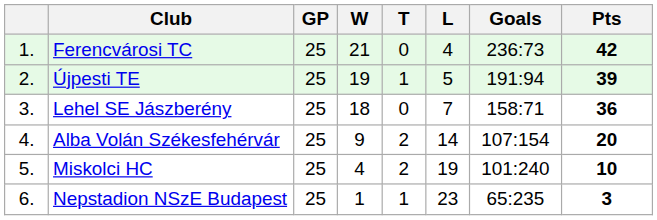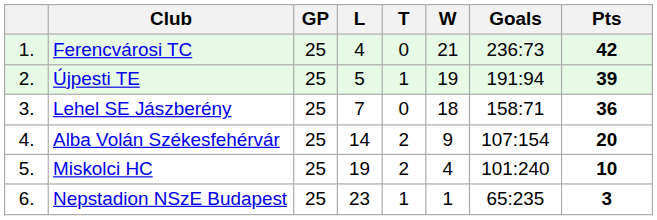columns swapped: (360, 19) <-> (448, 19)
